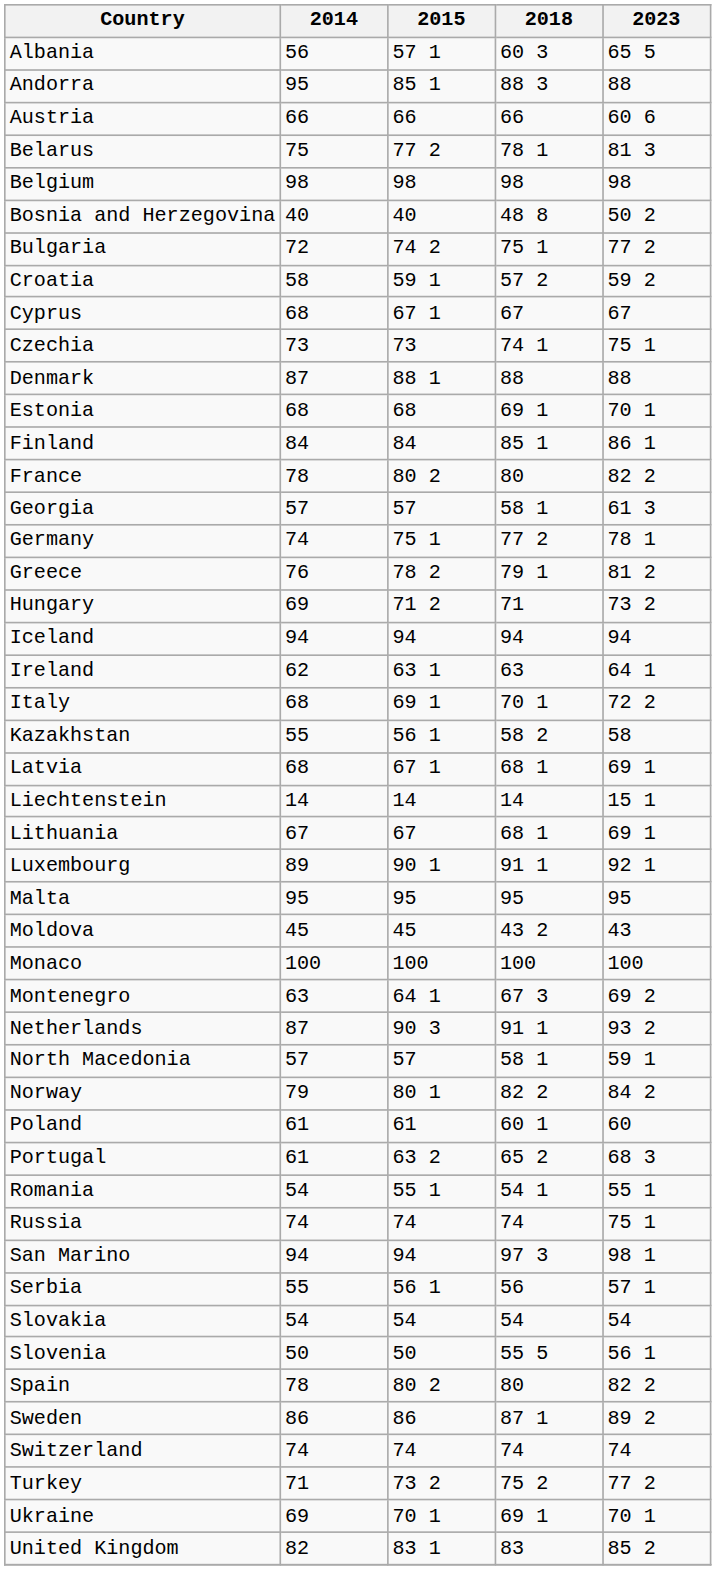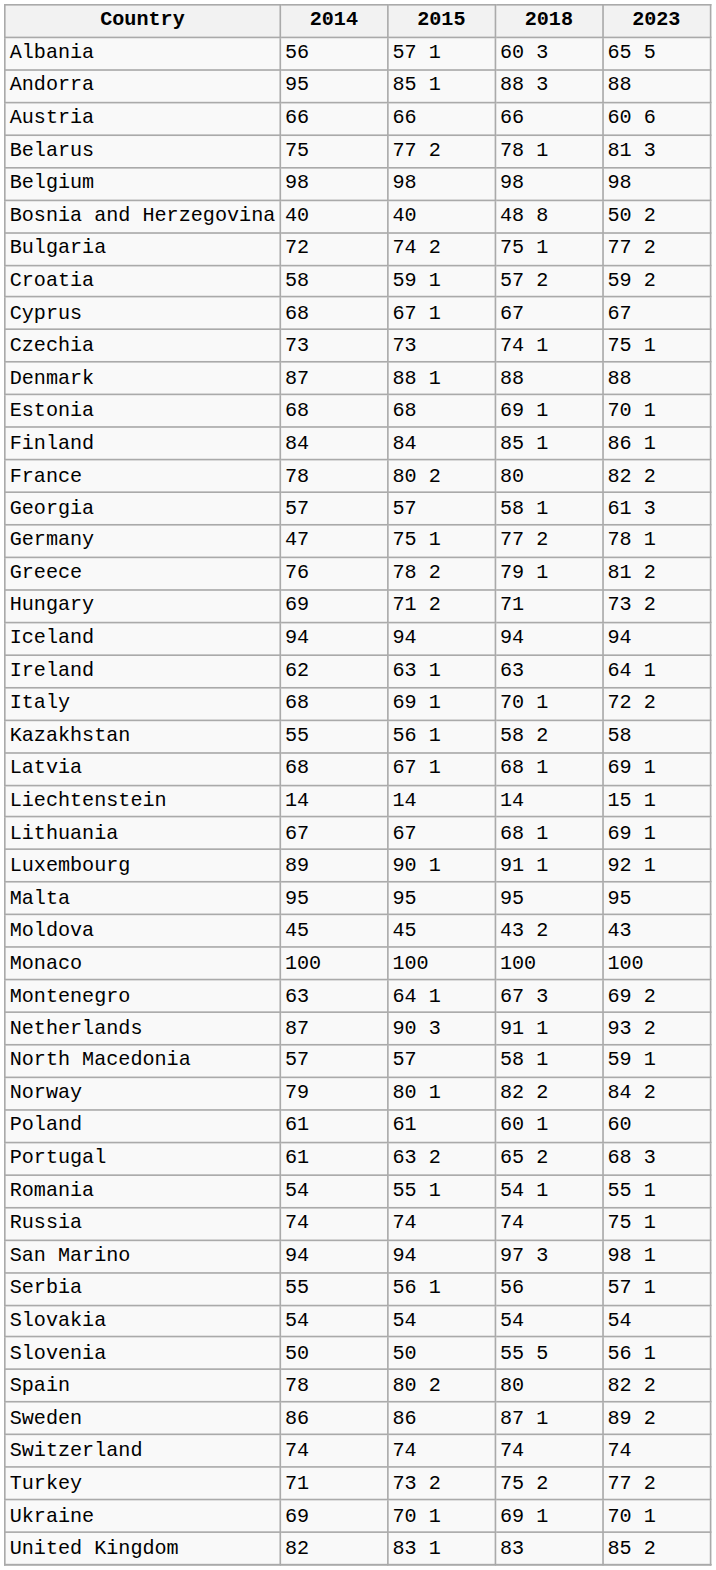(297, 541) 74 -> (297, 541) 47
